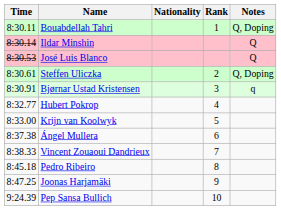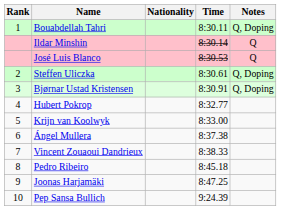columns swapped: (217, 12) <-> (21, 12)
(253, 89) q -> (253, 89) Q, Doping
